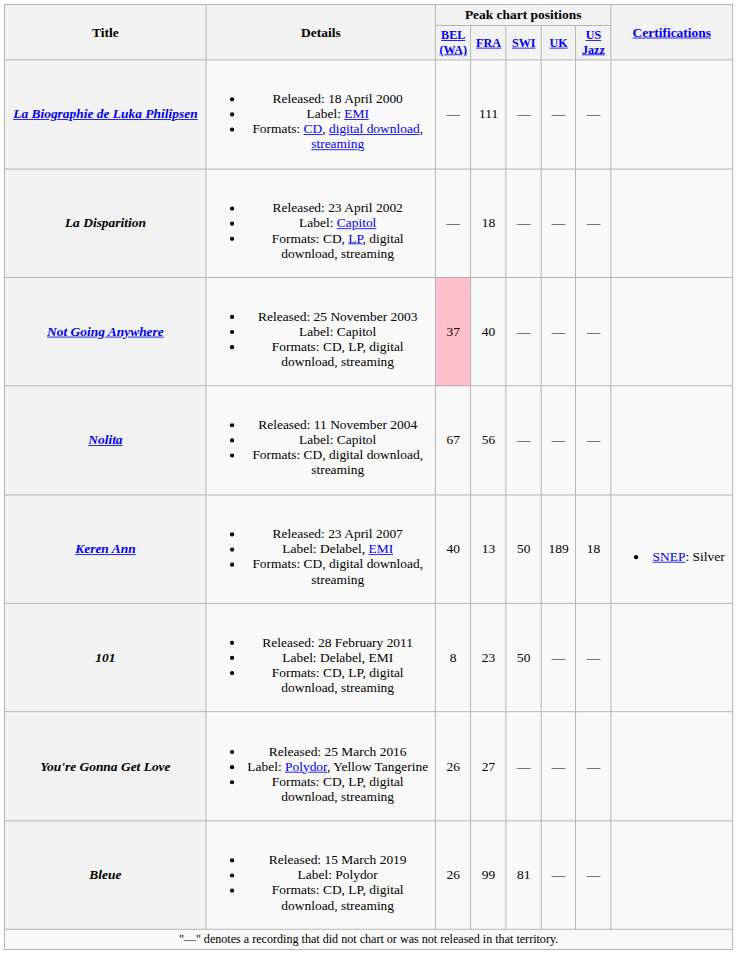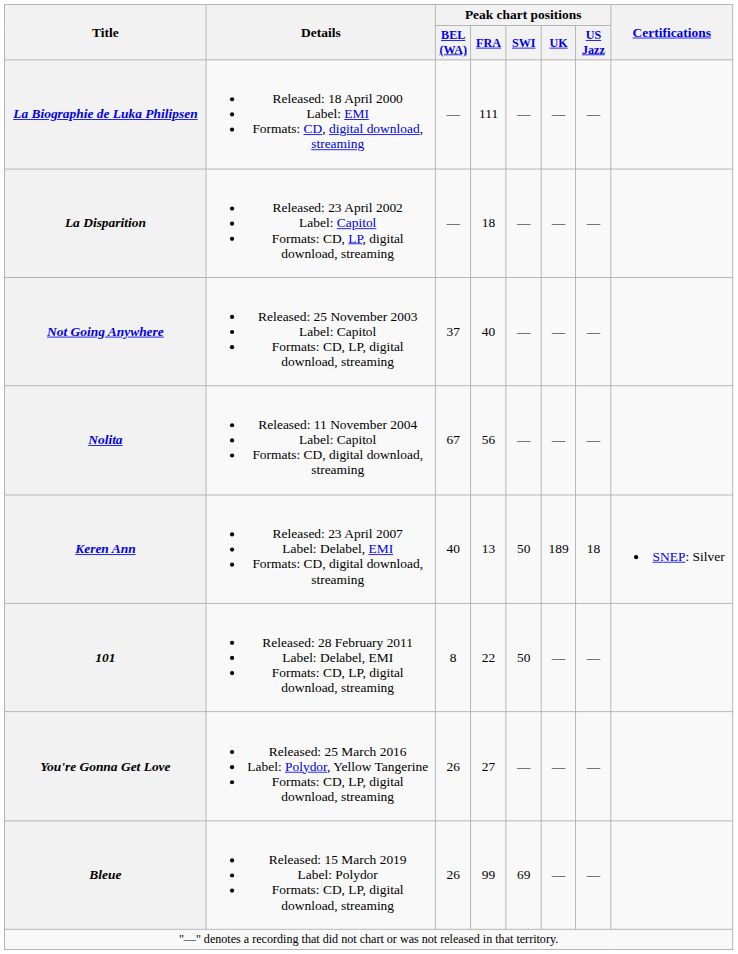(453, 331) pink background -> (453, 331) no background
(489, 657) 23 -> (489, 657) 22
(524, 875) 81 -> (524, 875) 69
